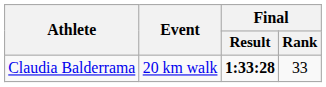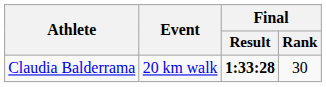(300, 68) 33 -> (300, 68) 30
